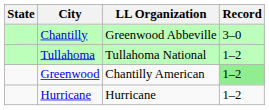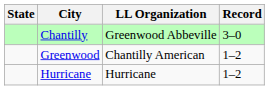- row: (68, 54)
(232, 74) lightgreen background -> (232, 54) no background
